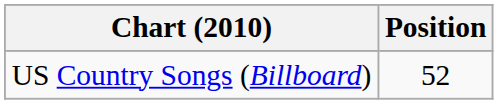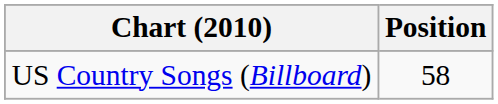(436, 74) 52 -> (436, 74) 58
